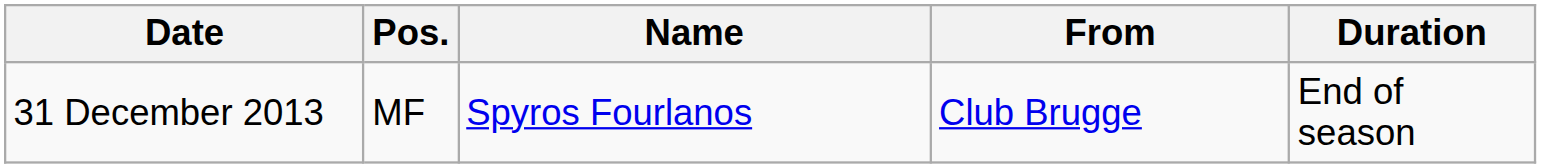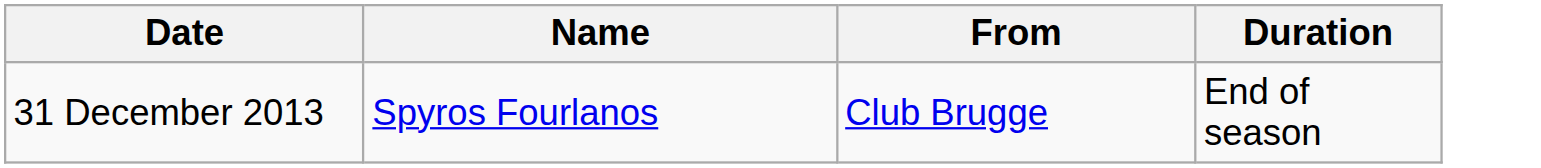- column: (411, 33)
